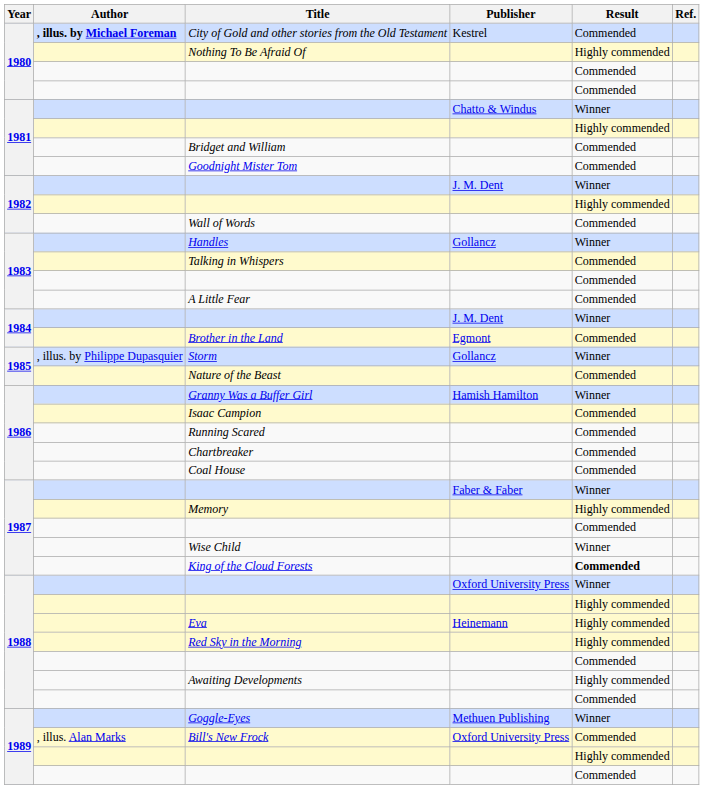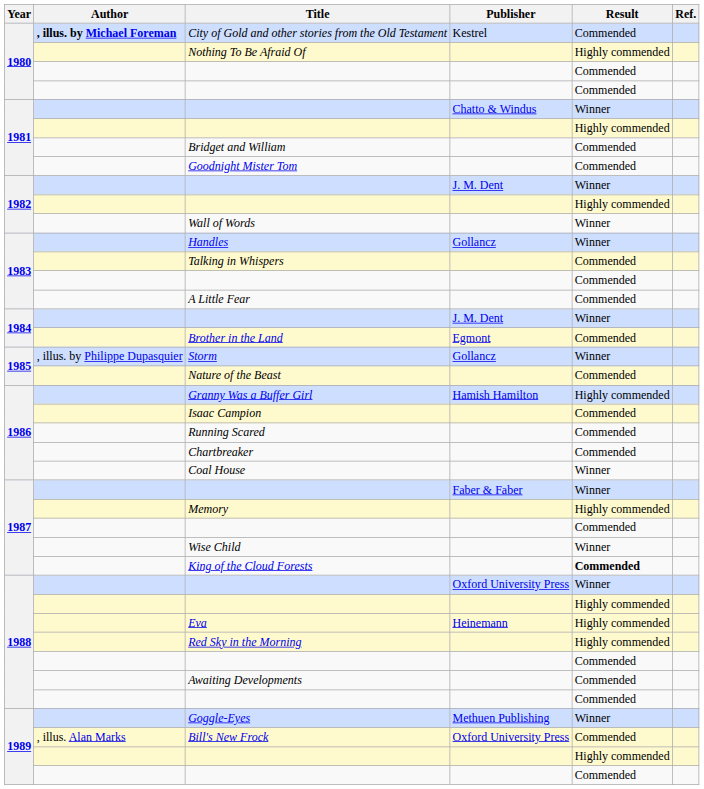(605, 223) Commended -> (592, 223) Winner
(592, 394) Winner -> (622, 394) Highly commended
(605, 470) Commended -> (592, 470) Winner
(622, 680) Highly commended -> (605, 680) Commended
